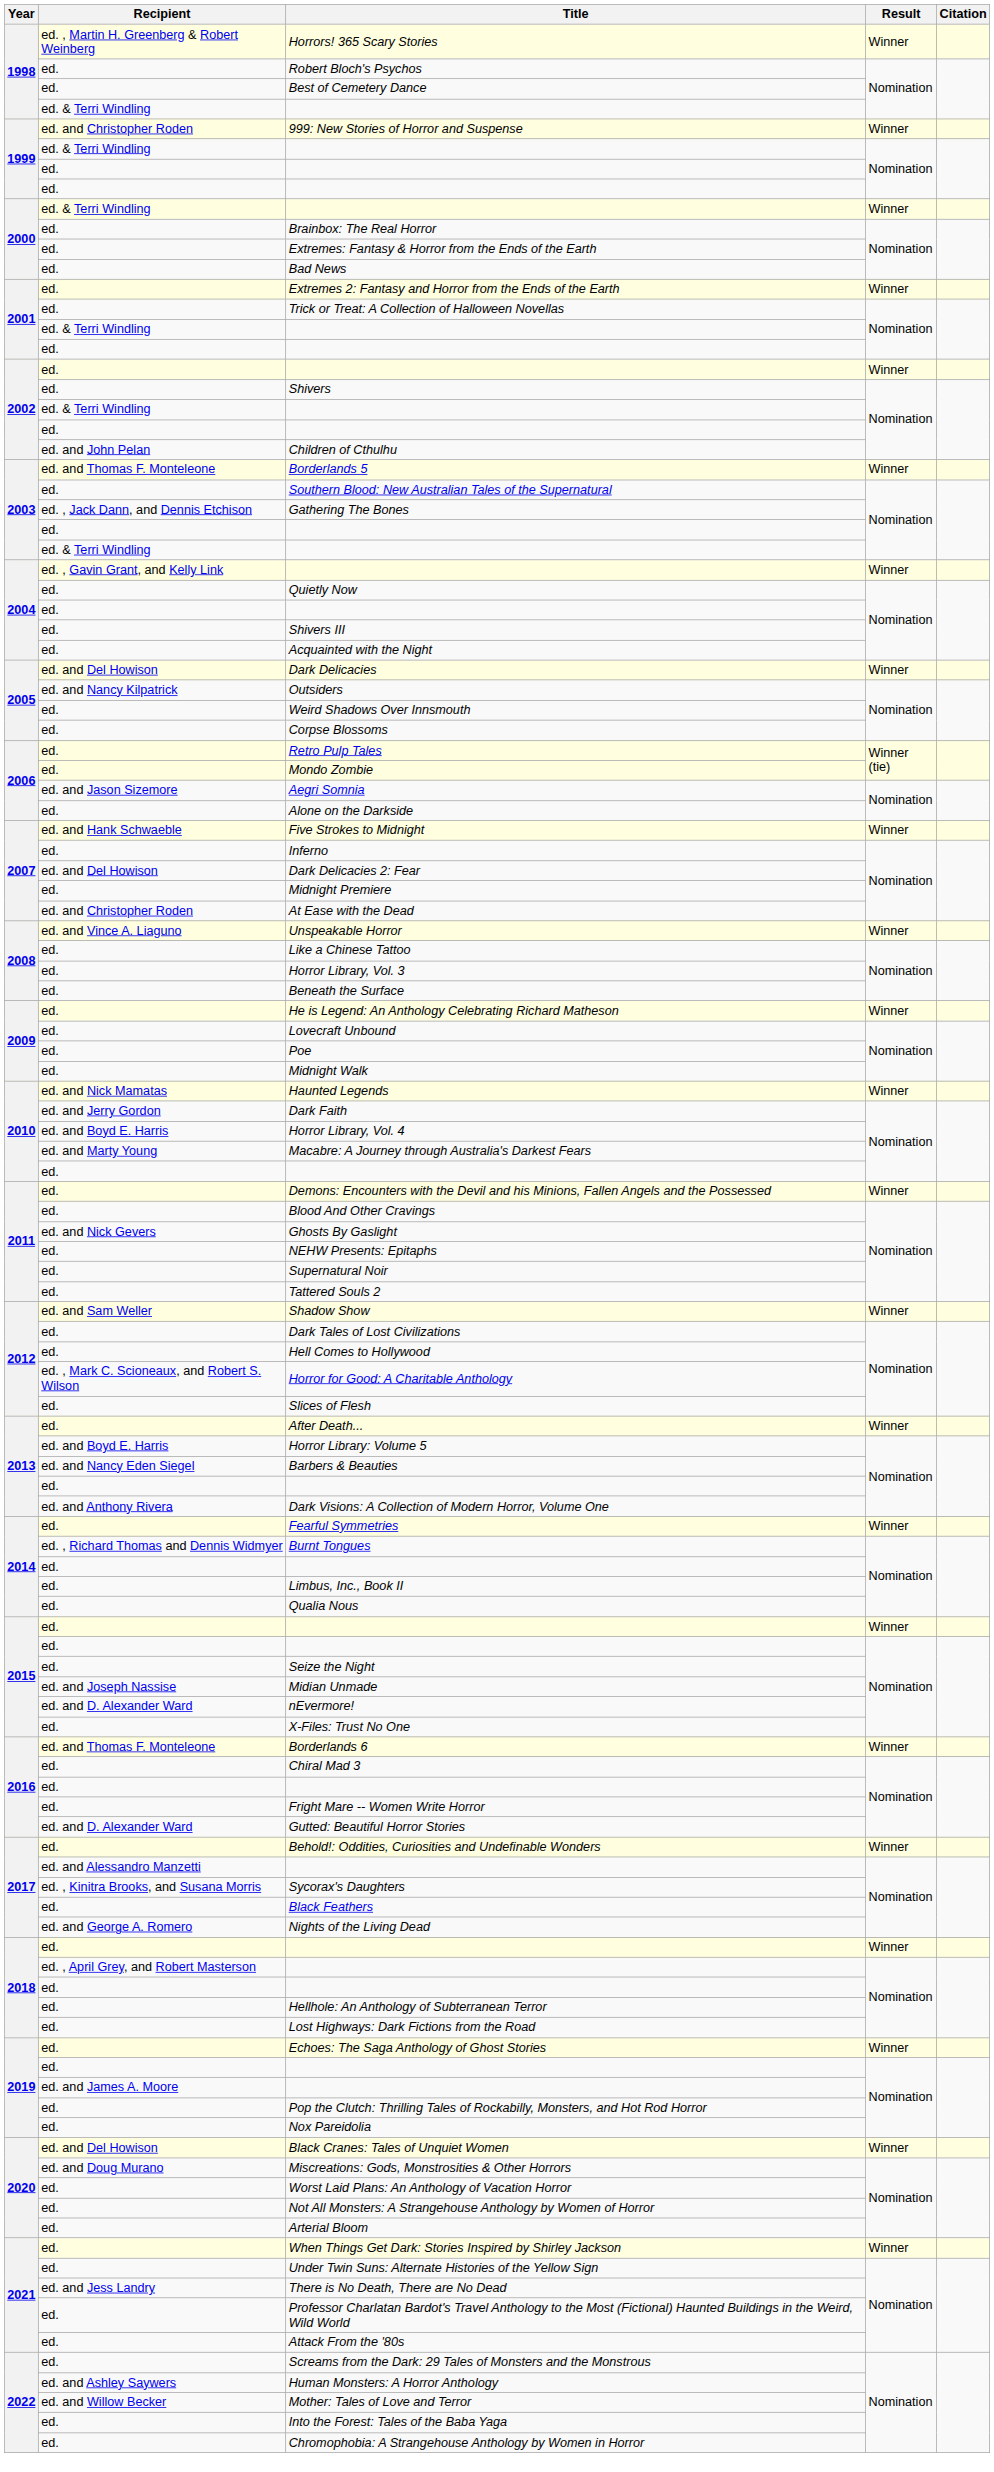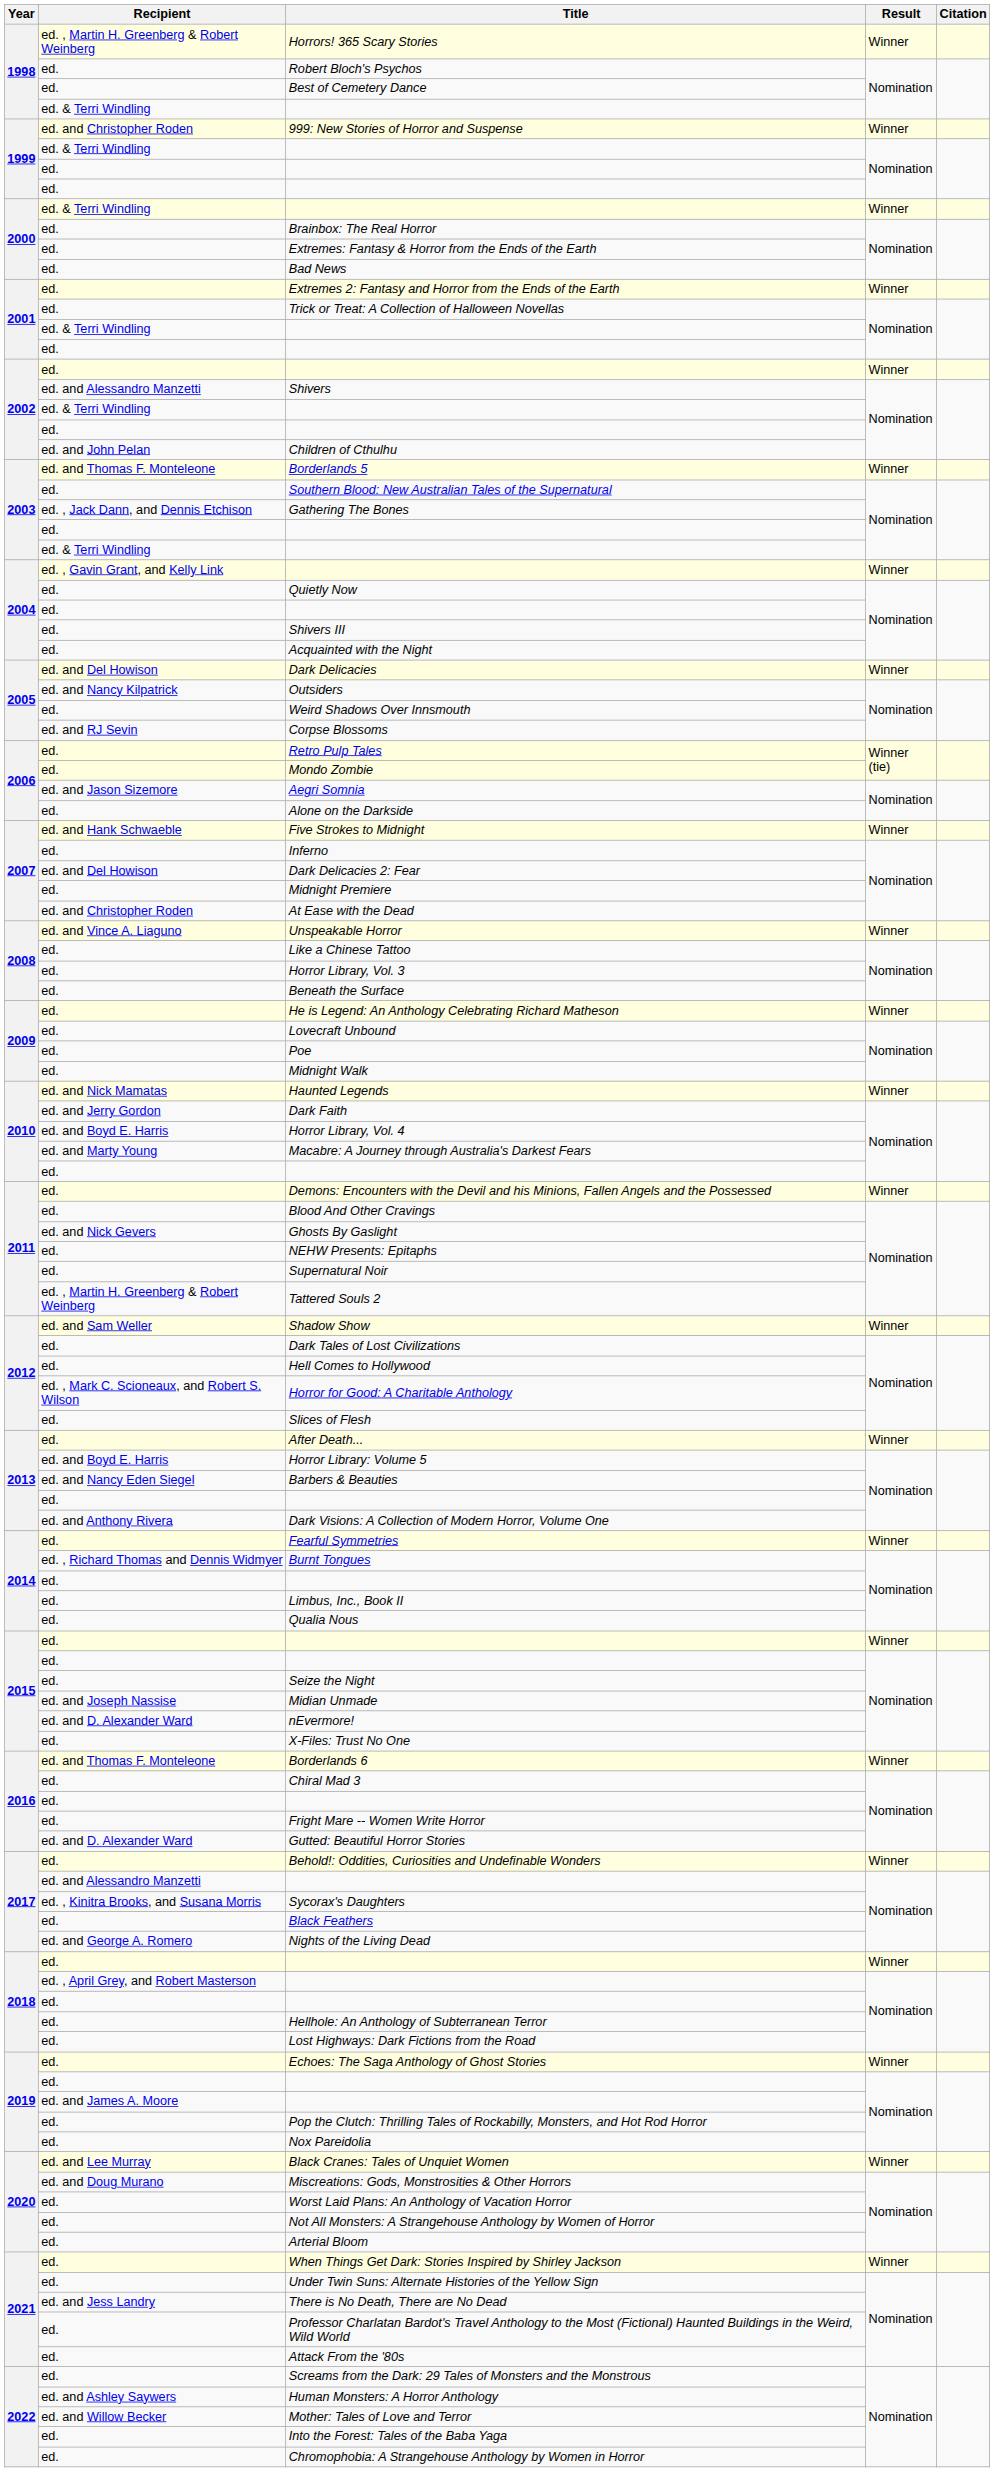(50, 389) ed. -> (121, 389) ed. and Alessandro Manzetti
(50, 730) ed. -> (89, 730) ed. and RJ Sevin
(50, 1291) ed. -> (140, 1298) ed. , Martin H. Greenberg & Robert Weinberg
(100, 2147) ed. and Del Howison -> (96, 2162) ed. and Lee Murray
